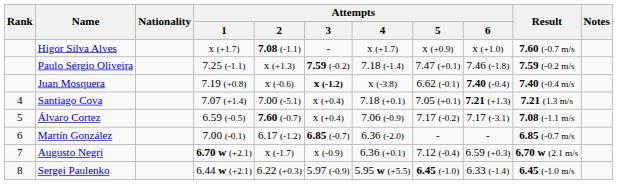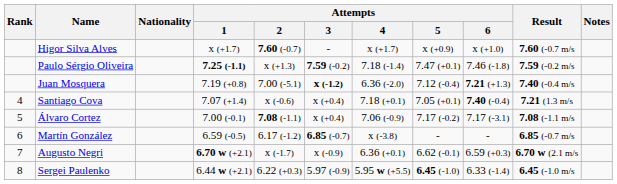(279, 48) 7.08 (-1.1) -> (279, 48) 7.60 (-0.7)
(224, 65) normal -> (224, 65) bold
(279, 83) x (-0.6) -> (279, 83) 7.00 (-5.1)
(383, 83) x (-3.8) -> (383, 83) 6.36 (-2.0)
(438, 83) 6.62 (-0.1) -> (438, 83) 7.12 (-0.4)
(488, 83) 7.40 (-0.4) -> (488, 83) 7.21 (+1.3)
(279, 100) 7.00 (-5.1) -> (279, 100) x (-0.6)
(488, 100) 7.21 (+1.3) -> (488, 100) 7.40 (-0.4)
(224, 118) 6.59 (-0.5) -> (224, 118) 7.00 (-0.1)
(279, 118) 7.60 (-0.7) -> (279, 118) 7.08 (-1.1)
(224, 135) 7.00 (-0.1) -> (224, 135) 6.59 (-0.5)
(383, 135) 6.36 (-2.0) -> (383, 135) x (-3.8)
(438, 153) 7.12 (-0.4) -> (438, 153) 6.62 (-0.1)
